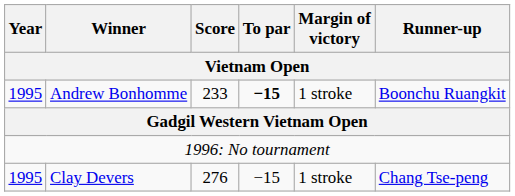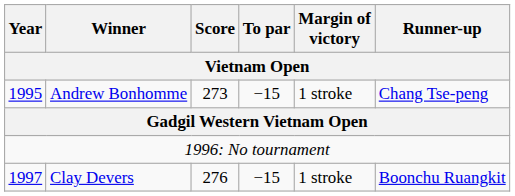(215, 94) 233 -> (215, 94) 273
(267, 94) bold -> (267, 94) normal
(442, 94) Boonchu Ruangkit -> (434, 94) Chang Tse-peng
(25, 177) 1995 -> (25, 177) 1997
(434, 177) Chang Tse-peng -> (442, 177) Boonchu Ruangkit
